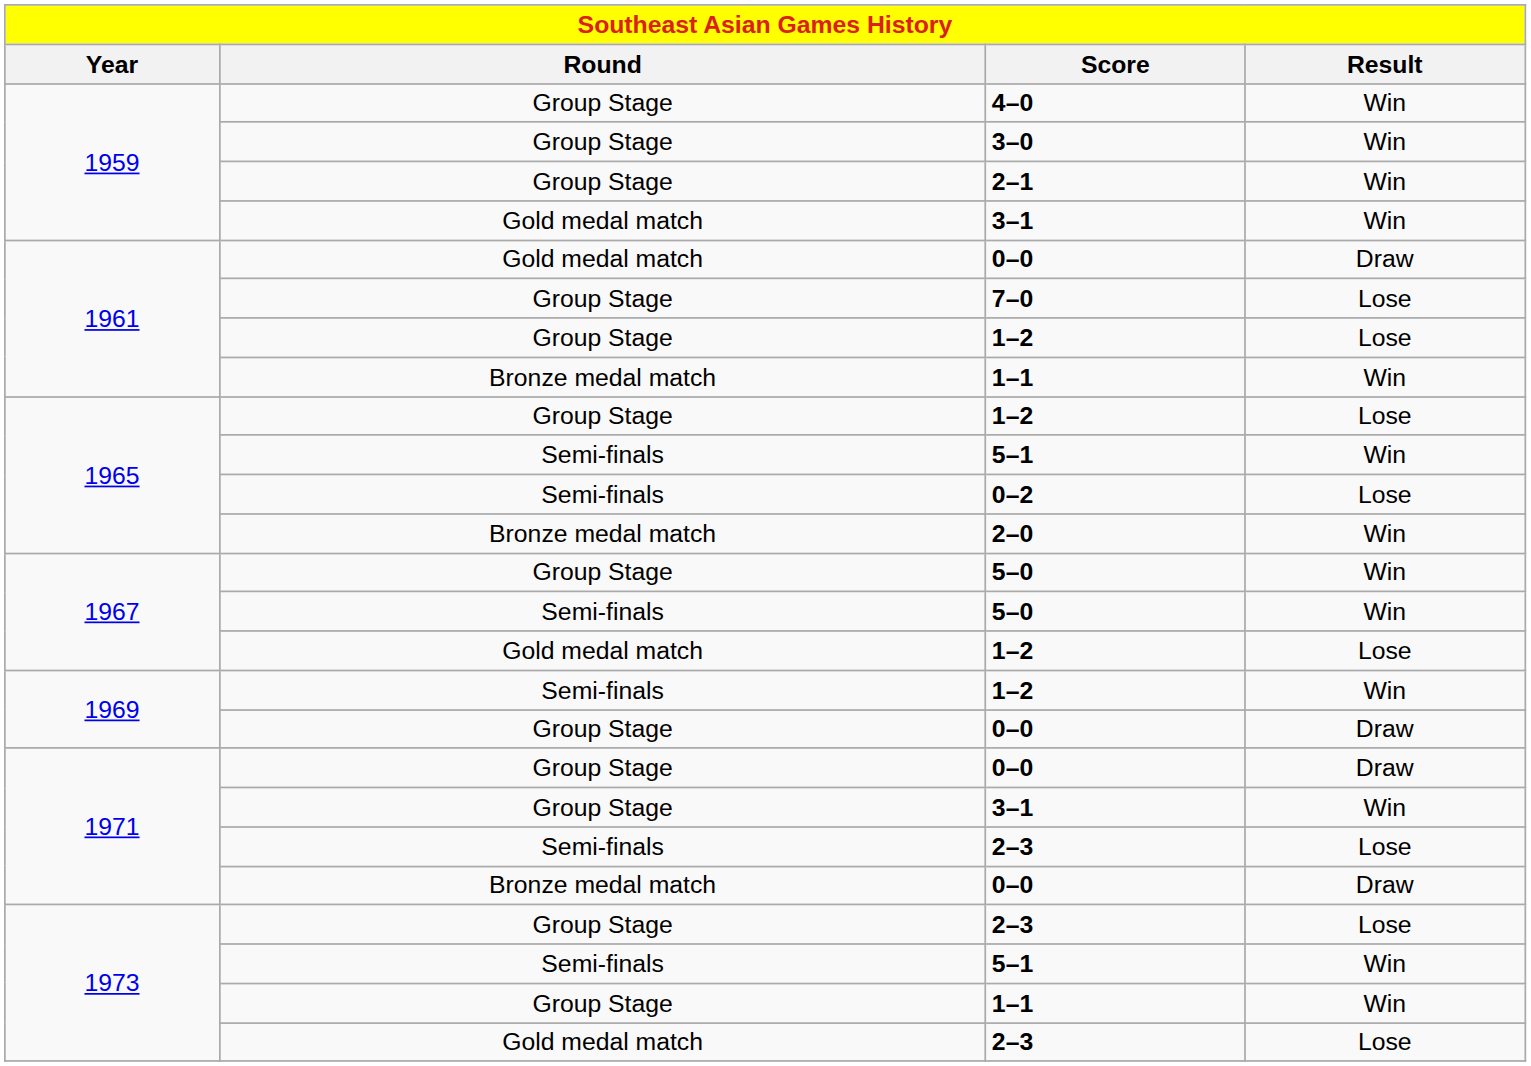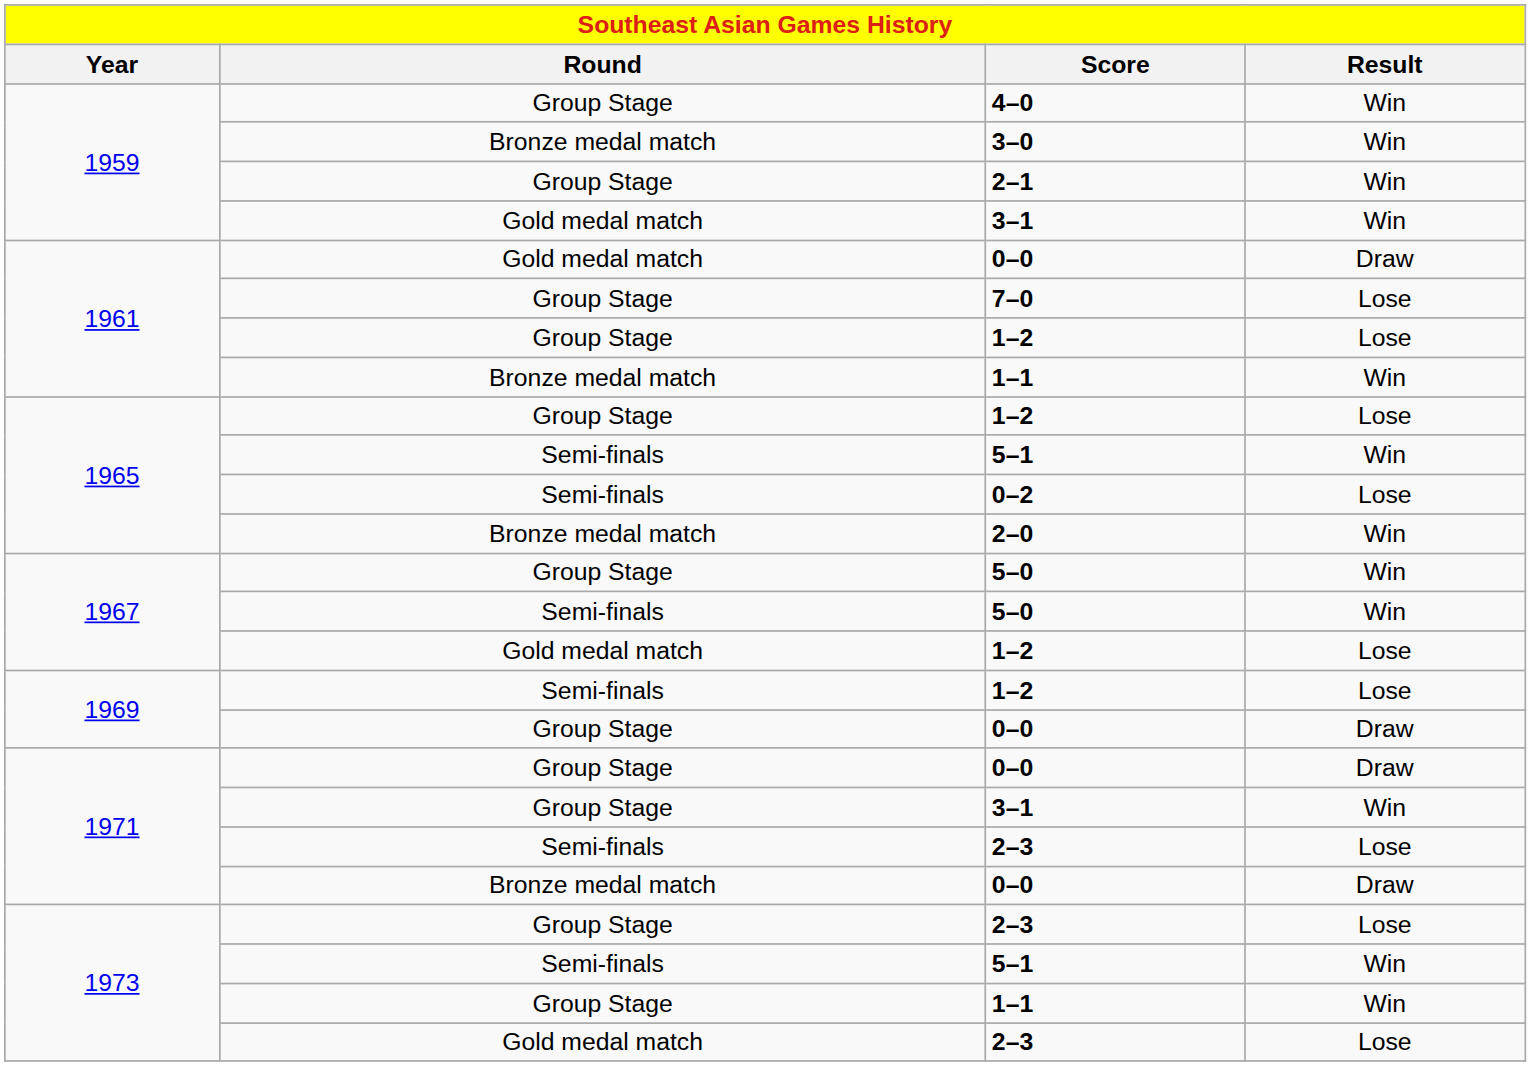(603, 142) Group Stage -> (603, 142) Bronze medal match
(1385, 690) Win -> (1385, 690) Lose
